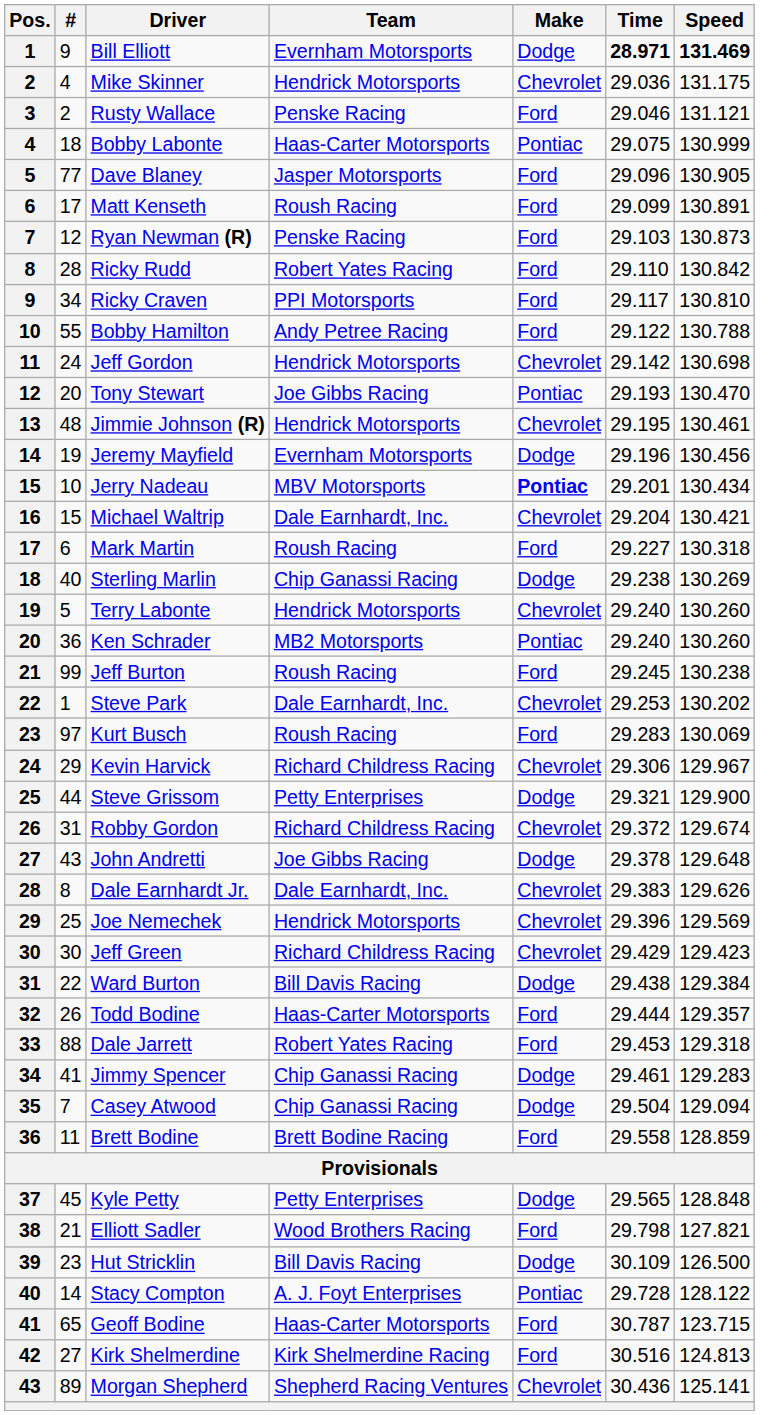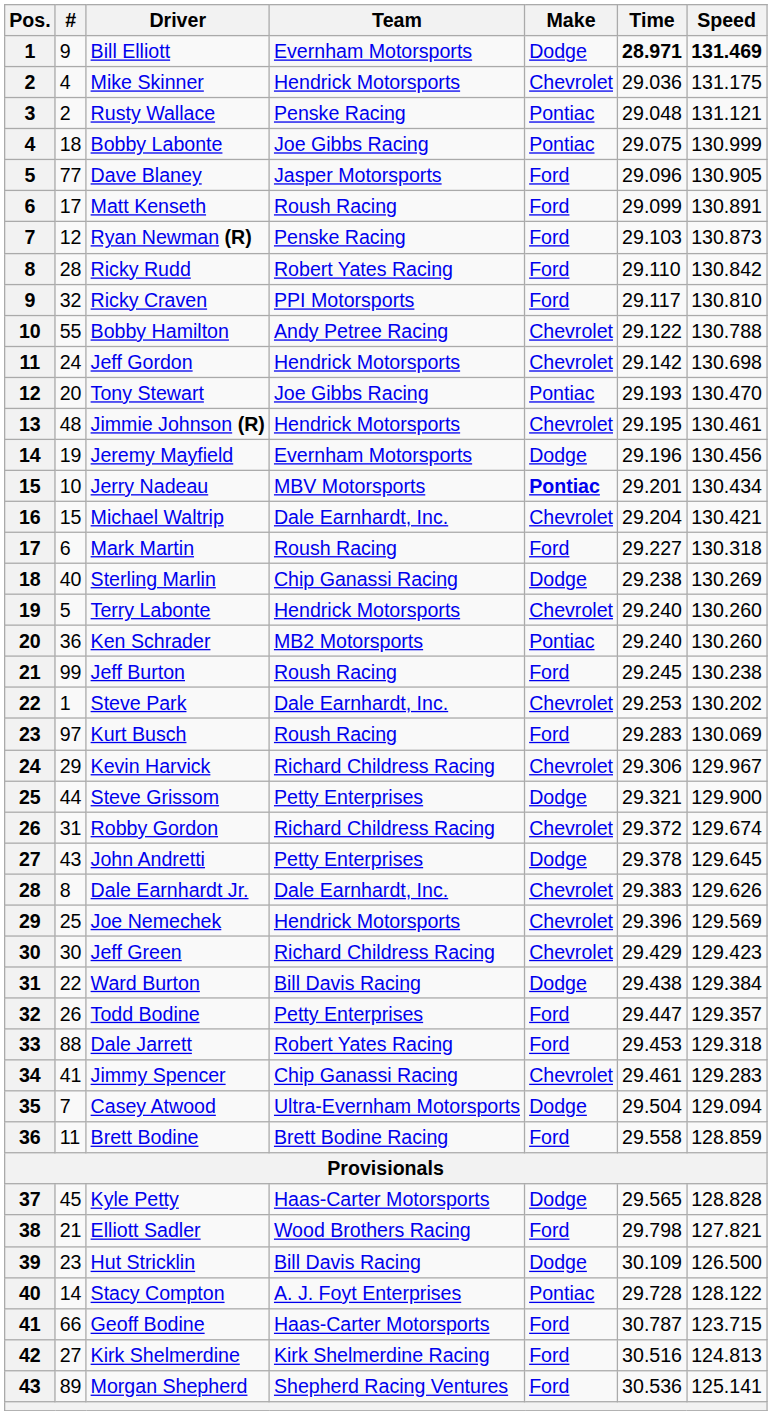(537, 113) Ford -> (562, 113) Pontiac
(640, 113) 29.046 -> (652, 113) 29.048
(382, 145) Haas-Carter Motorsports -> (351, 145) Joe Gibbs Racing
(71, 300) 34 -> (71, 300) 32
(537, 331) Ford -> (571, 331) Chevrolet
(351, 858) Joe Gibbs Racing -> (349, 858) Petty Enterprises
(715, 858) 129.648 -> (727, 858) 129.645
(382, 1014) Haas-Carter Motorsports -> (349, 1014) Petty Enterprises
(640, 1014) 29.444 -> (652, 1014) 29.447
(546, 1076) Dodge -> (571, 1076) Chevrolet
(366, 1107) Chip Ganassi Racing -> (397, 1107) Ultra-Evernham Motorsports
(349, 1200) Petty Enterprises -> (382, 1200) Haas-Carter Motorsports
(715, 1200) 128.848 -> (727, 1200) 128.828
(71, 1324) 65 -> (71, 1324) 66
(559, 1386) Chevrolet -> (549, 1386) Ford
(640, 1386) 30.436 -> (652, 1386) 30.536
